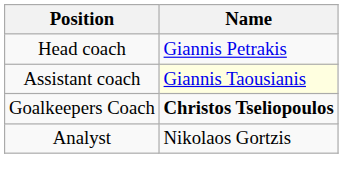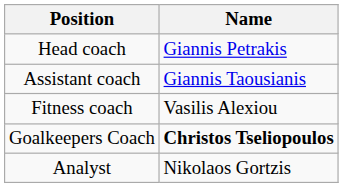(235, 78) lightyellow background -> (235, 78) no background
+ row: (82, 108)
